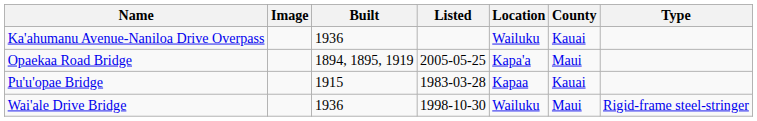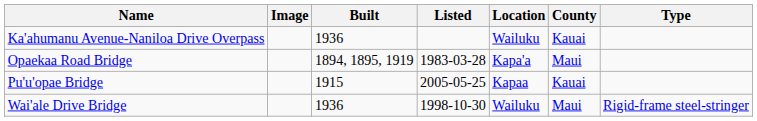(453, 60) 2005-05-25 -> (453, 60) 1983-03-28
(453, 82) 1983-03-28 -> (453, 82) 2005-05-25
